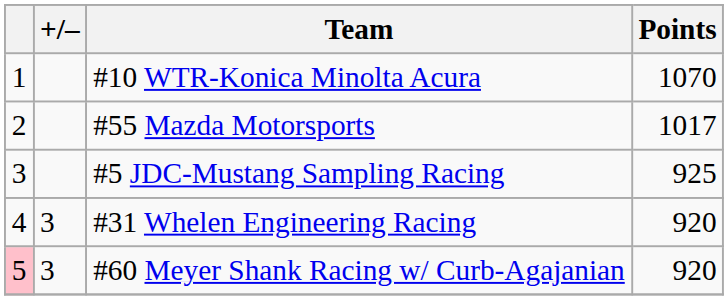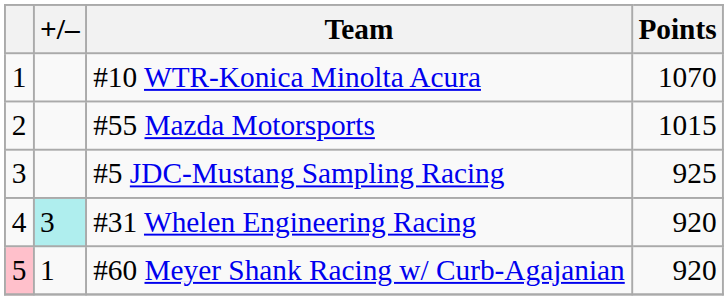(687, 125) 1017 -> (687, 125) 1015
(47, 222) no background -> (47, 222) paleturquoise background
(47, 270) 3 -> (47, 270) 1
